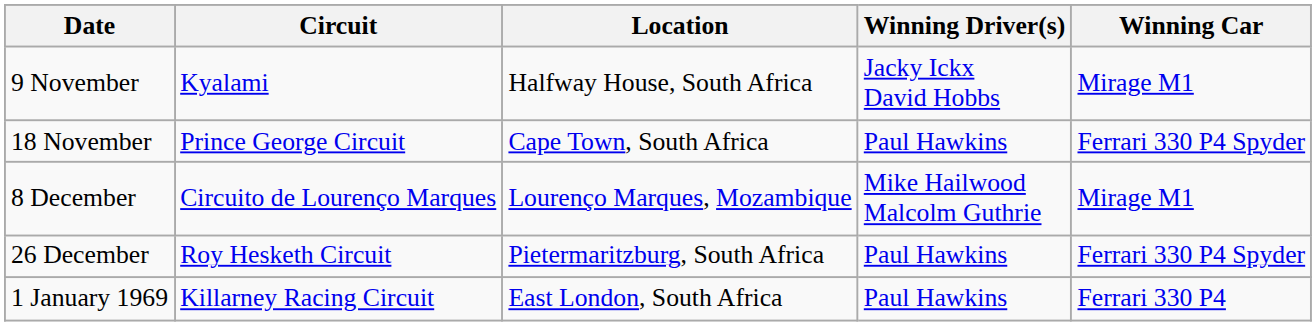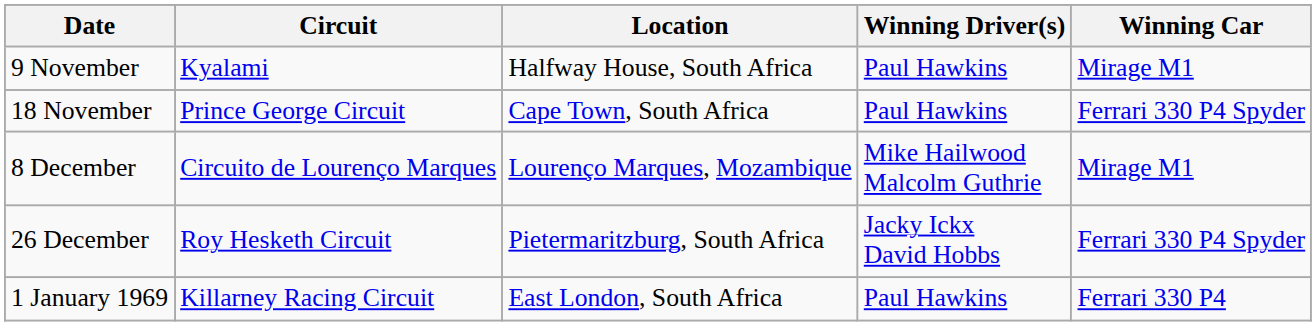(932, 82) Jacky Ickx David Hobbs -> (936, 67) Paul Hawkins
(936, 255) Paul Hawkins -> (932, 240) Jacky Ickx David Hobbs
